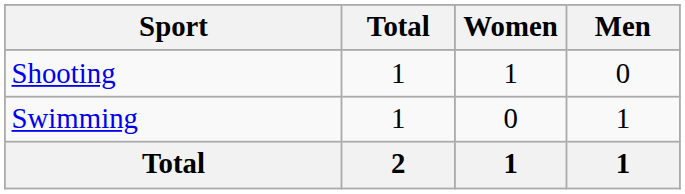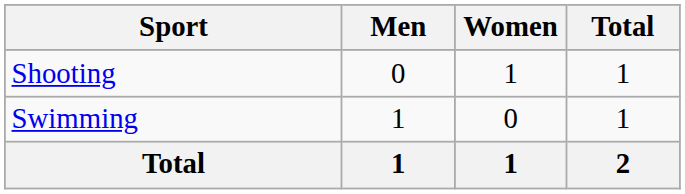columns swapped: (623, 27) <-> (398, 27)
